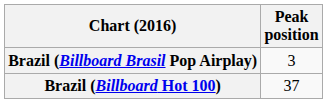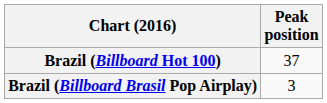rows swapped: (133, 85) <-> (133, 60)
